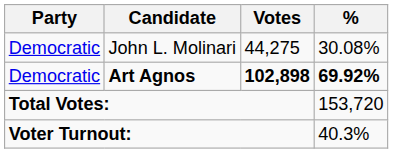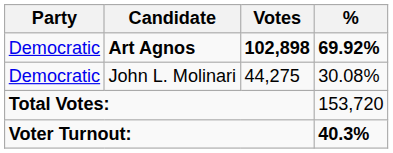rows swapped: (152, 76) <-> (172, 47)
(344, 133) normal -> (344, 133) bold
